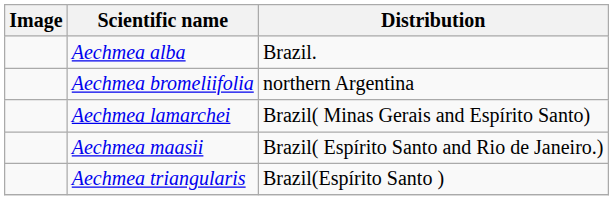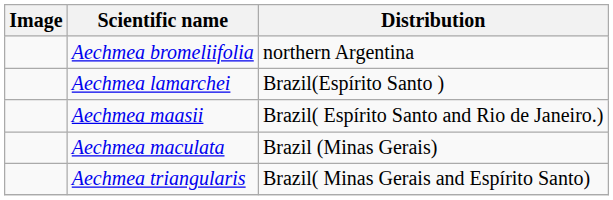- row: (129, 52)
(427, 115) Brazil( Minas Gerais and Espírito Santo) -> (354, 83) Brazil(Espírito Santo )
+ row: (148, 147)
(354, 178) Brazil(Espírito Santo ) -> (427, 178) Brazil( Minas Gerais and Espírito Santo)
